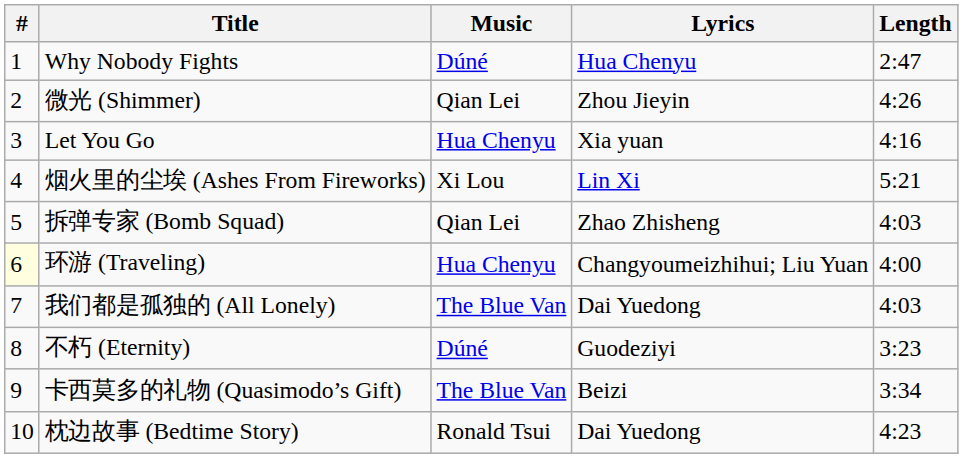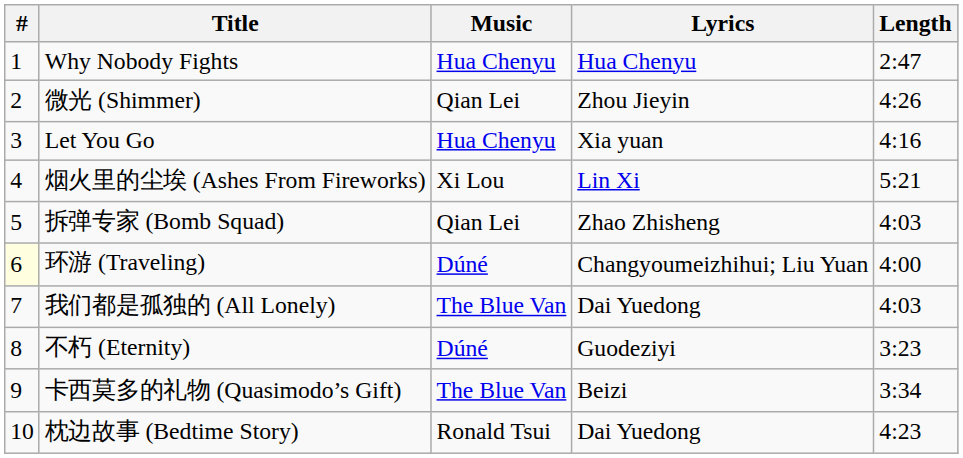(462, 60) Dúné -> (496, 60) Hua Chenyu
(496, 264) Hua Chenyu -> (462, 264) Dúné
